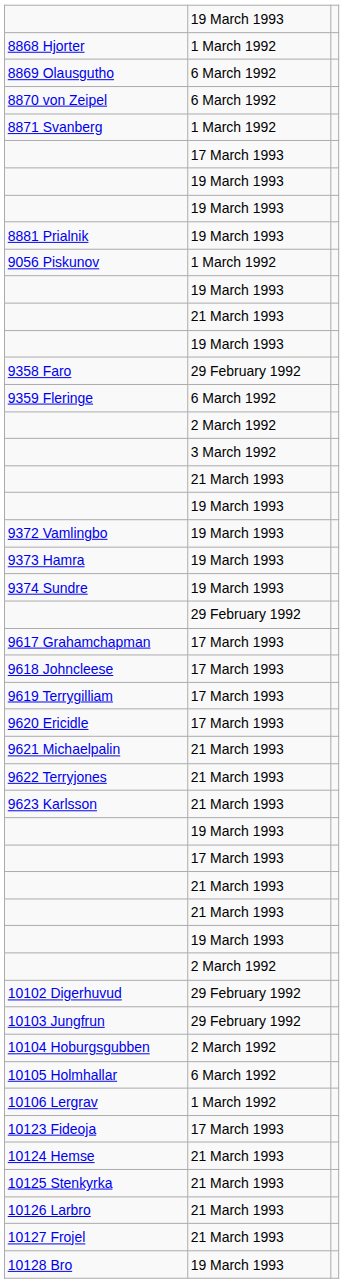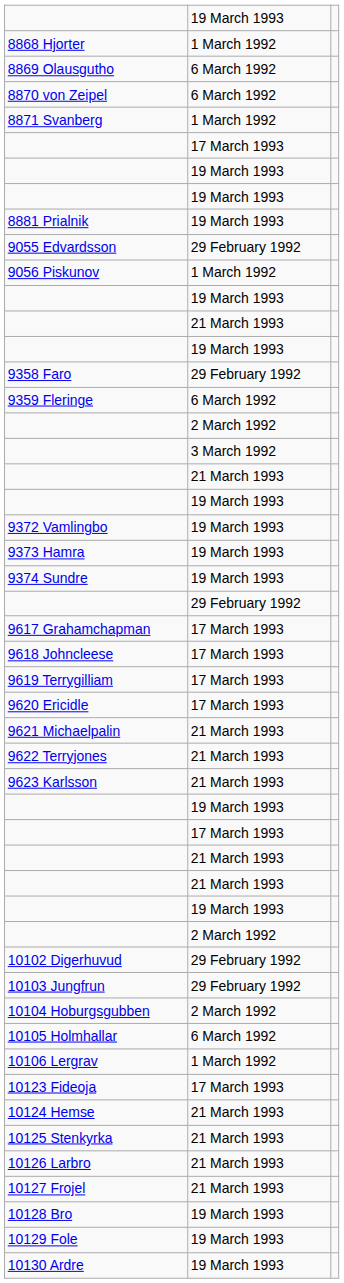+ row: (62, 247)
+ row: (43, 1240)
+ row: (46, 1265)
